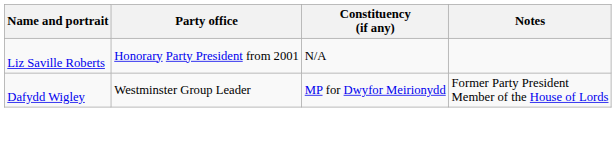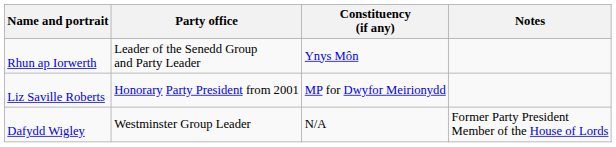+ row: (52, 63)
(316, 55) N/A -> (375, 90) MP for Dwyfor Meirionydd
(375, 90) MP for Dwyfor Meirionydd -> (316, 124) N/A
